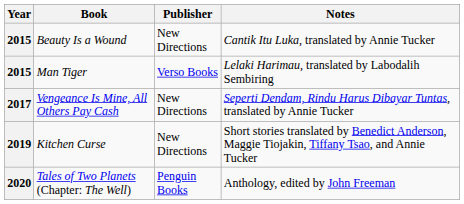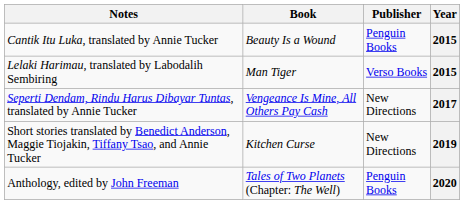columns swapped: (19, 14) <-> (340, 14)
(182, 39) New Directions -> (386, 39) Penguin Books
